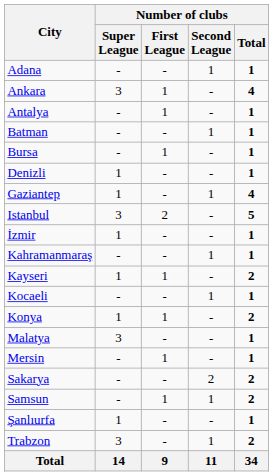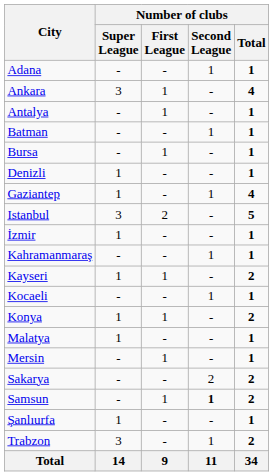(118, 337) 3 -> (118, 337) 1
(211, 399) normal -> (211, 399) bold
